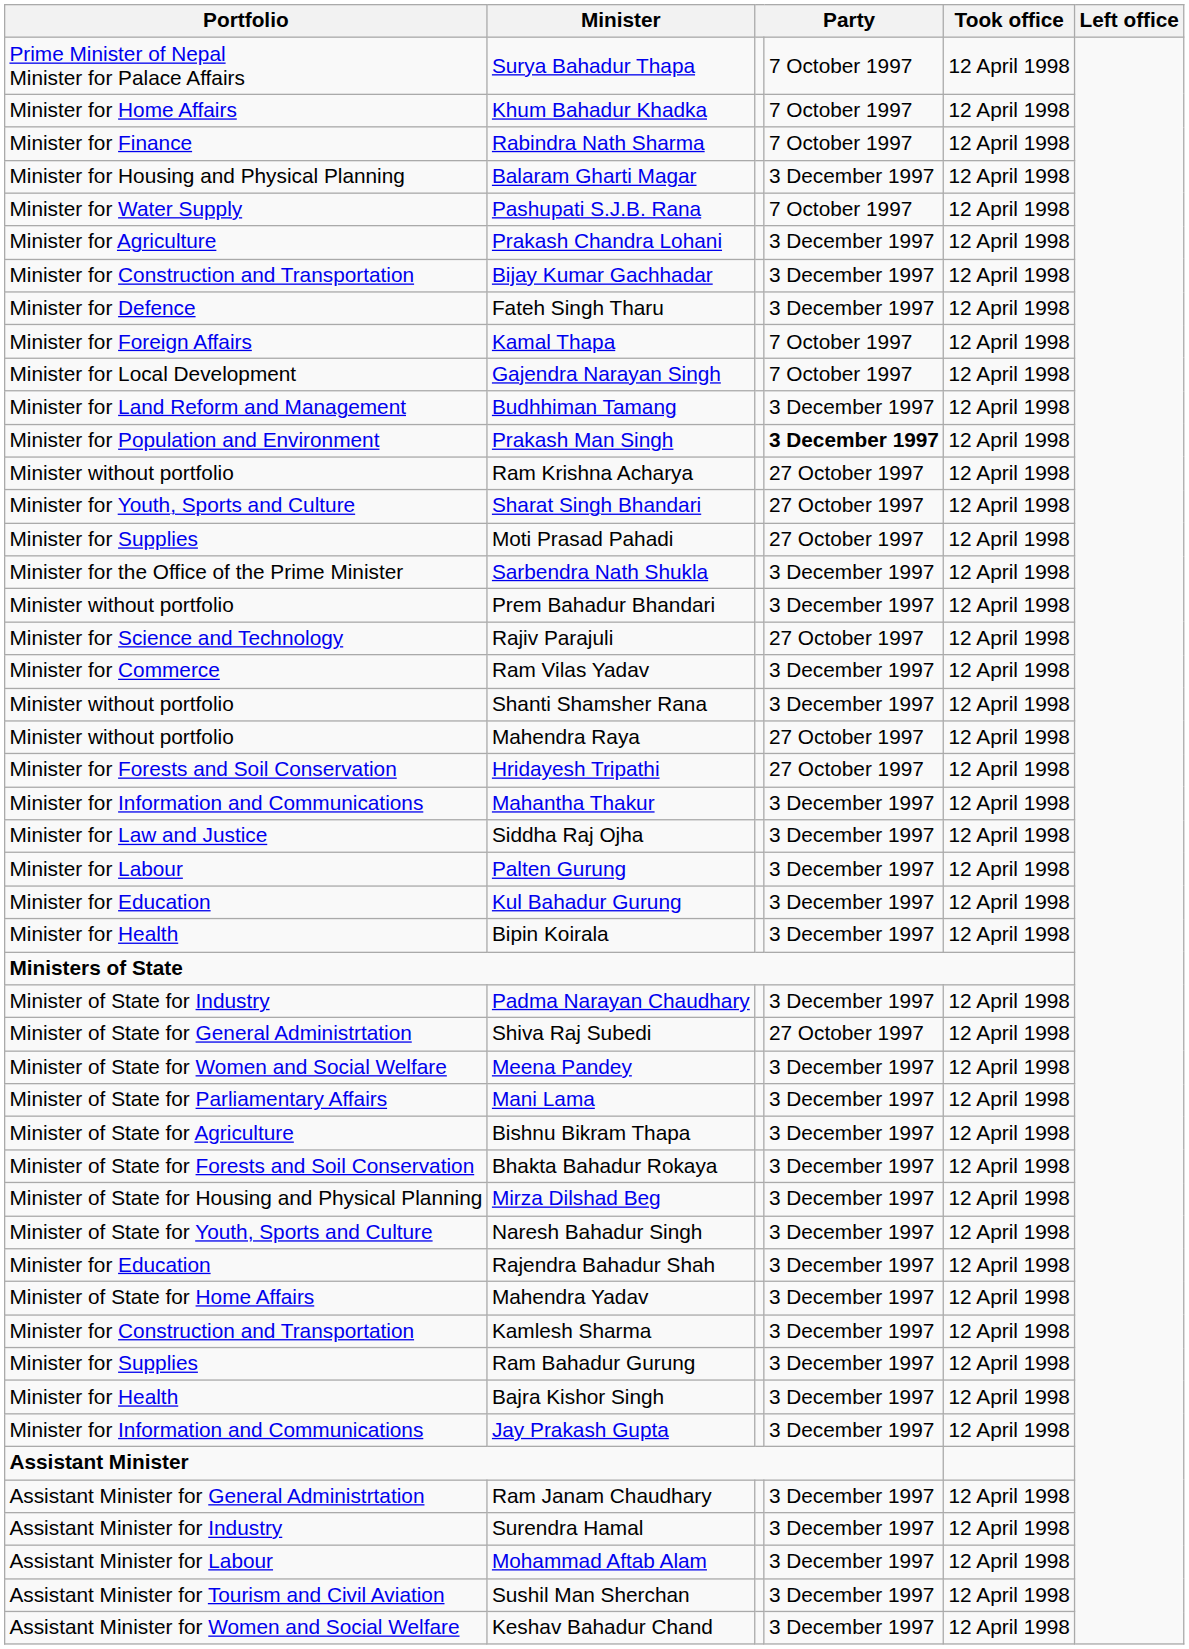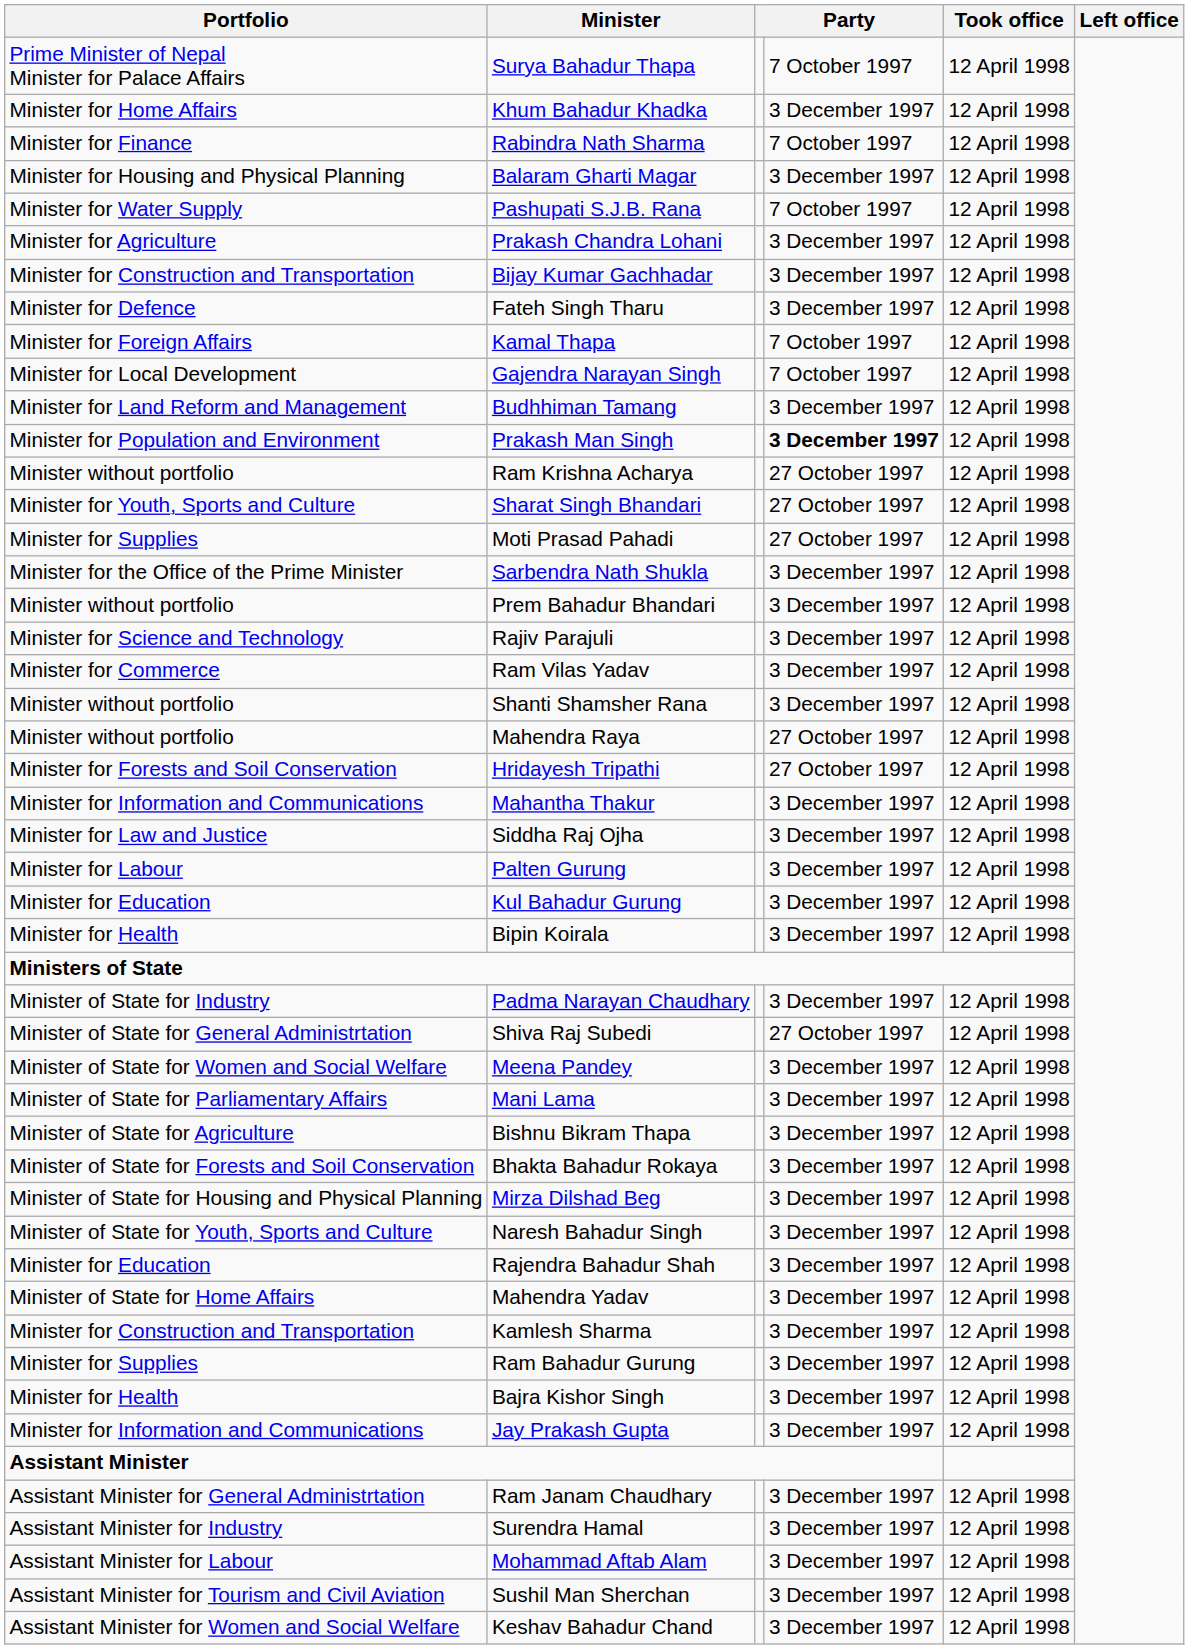(841, 110) 7 October 1997 -> (852, 110) 3 December 1997
(846, 638) 27 October 1997 -> (852, 638) 3 December 1997
